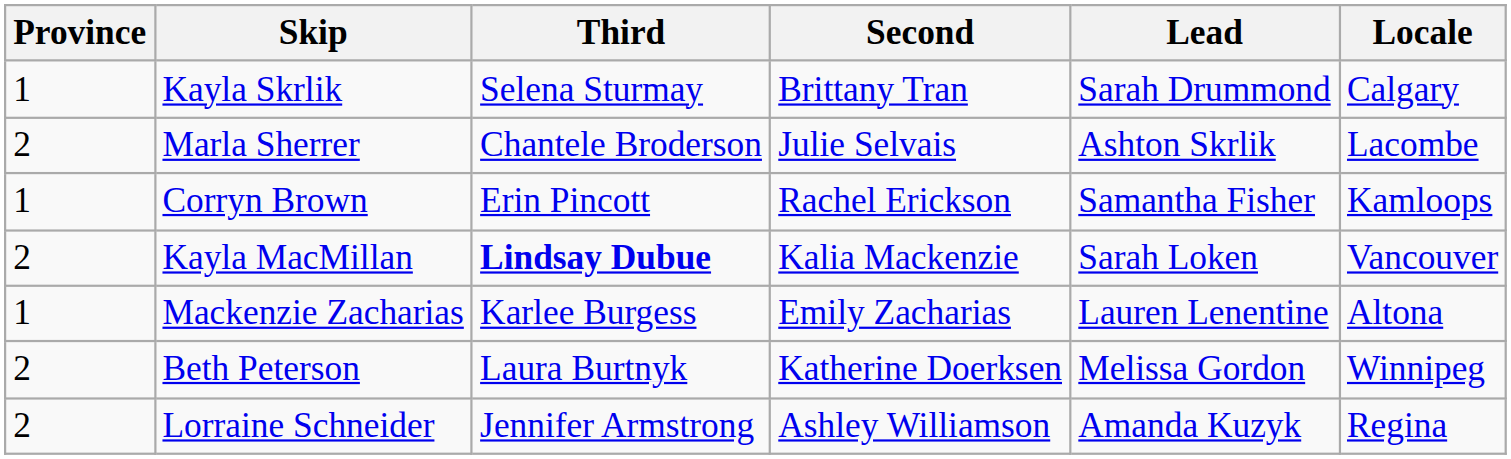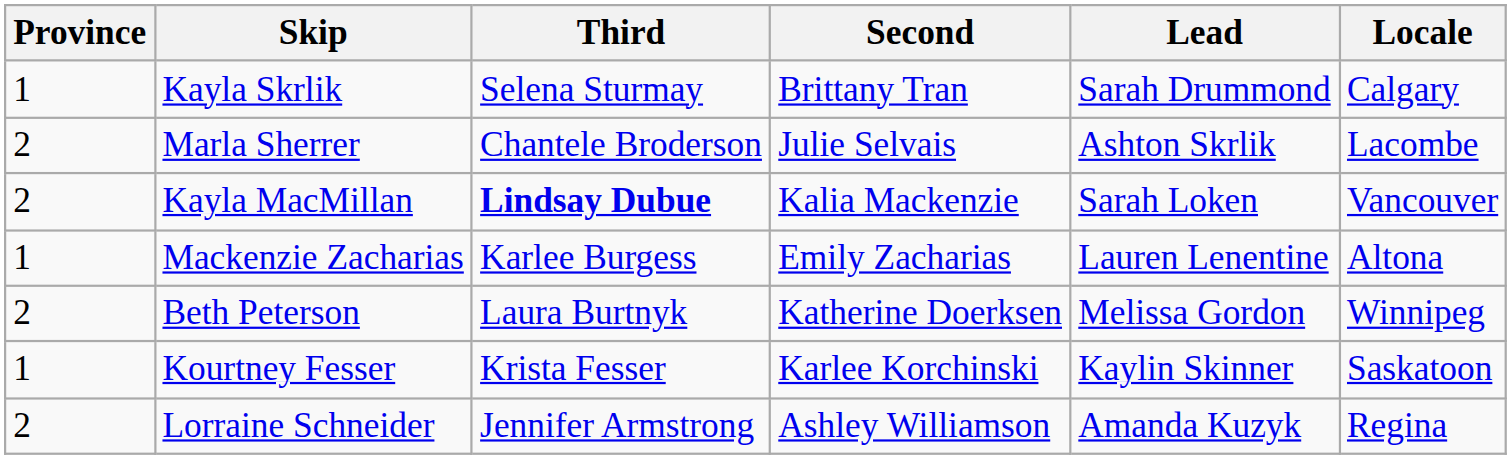- row: (265, 200)
+ row: (279, 369)
